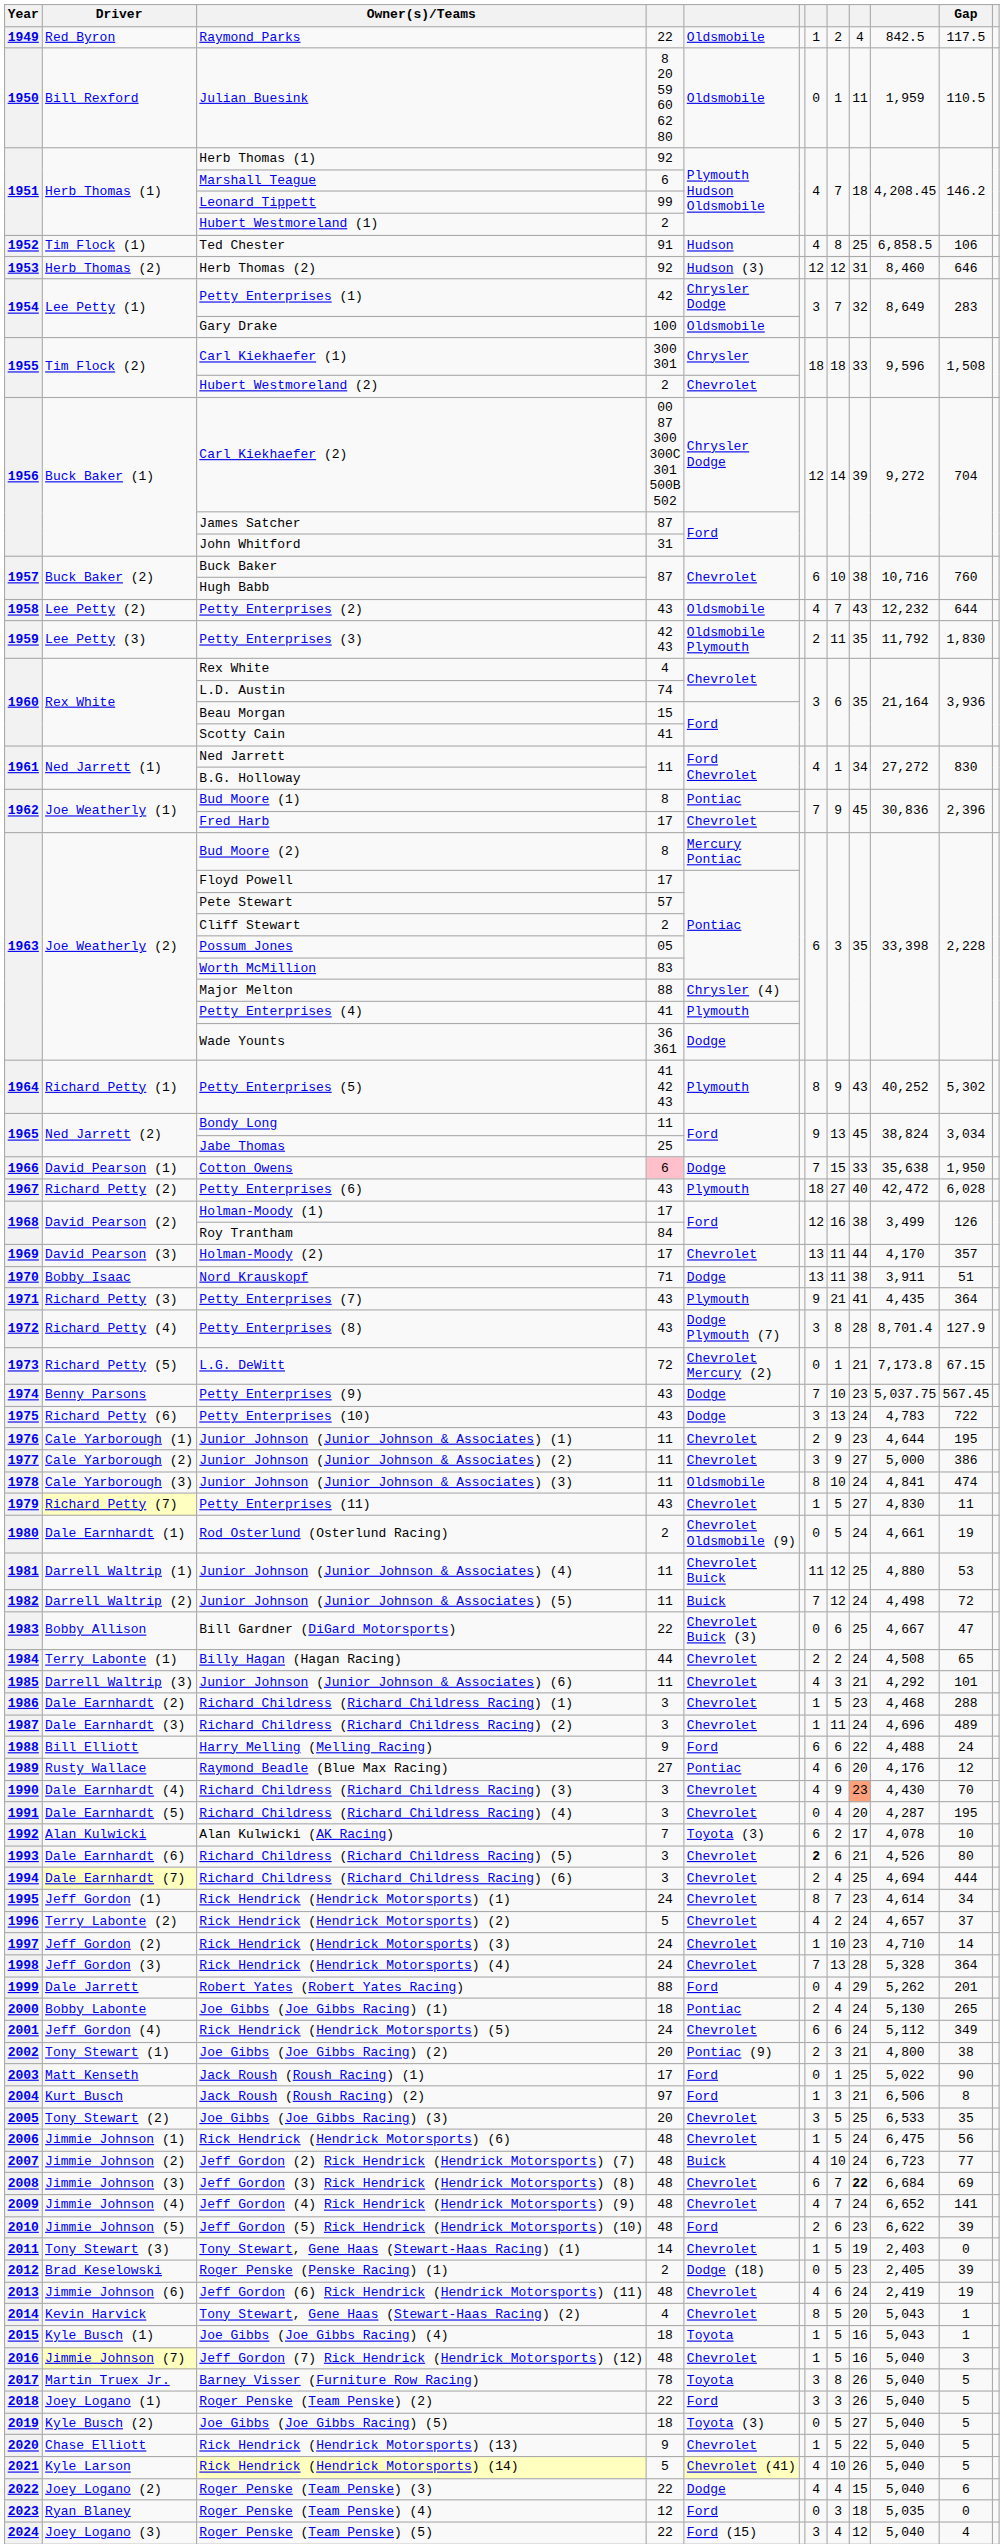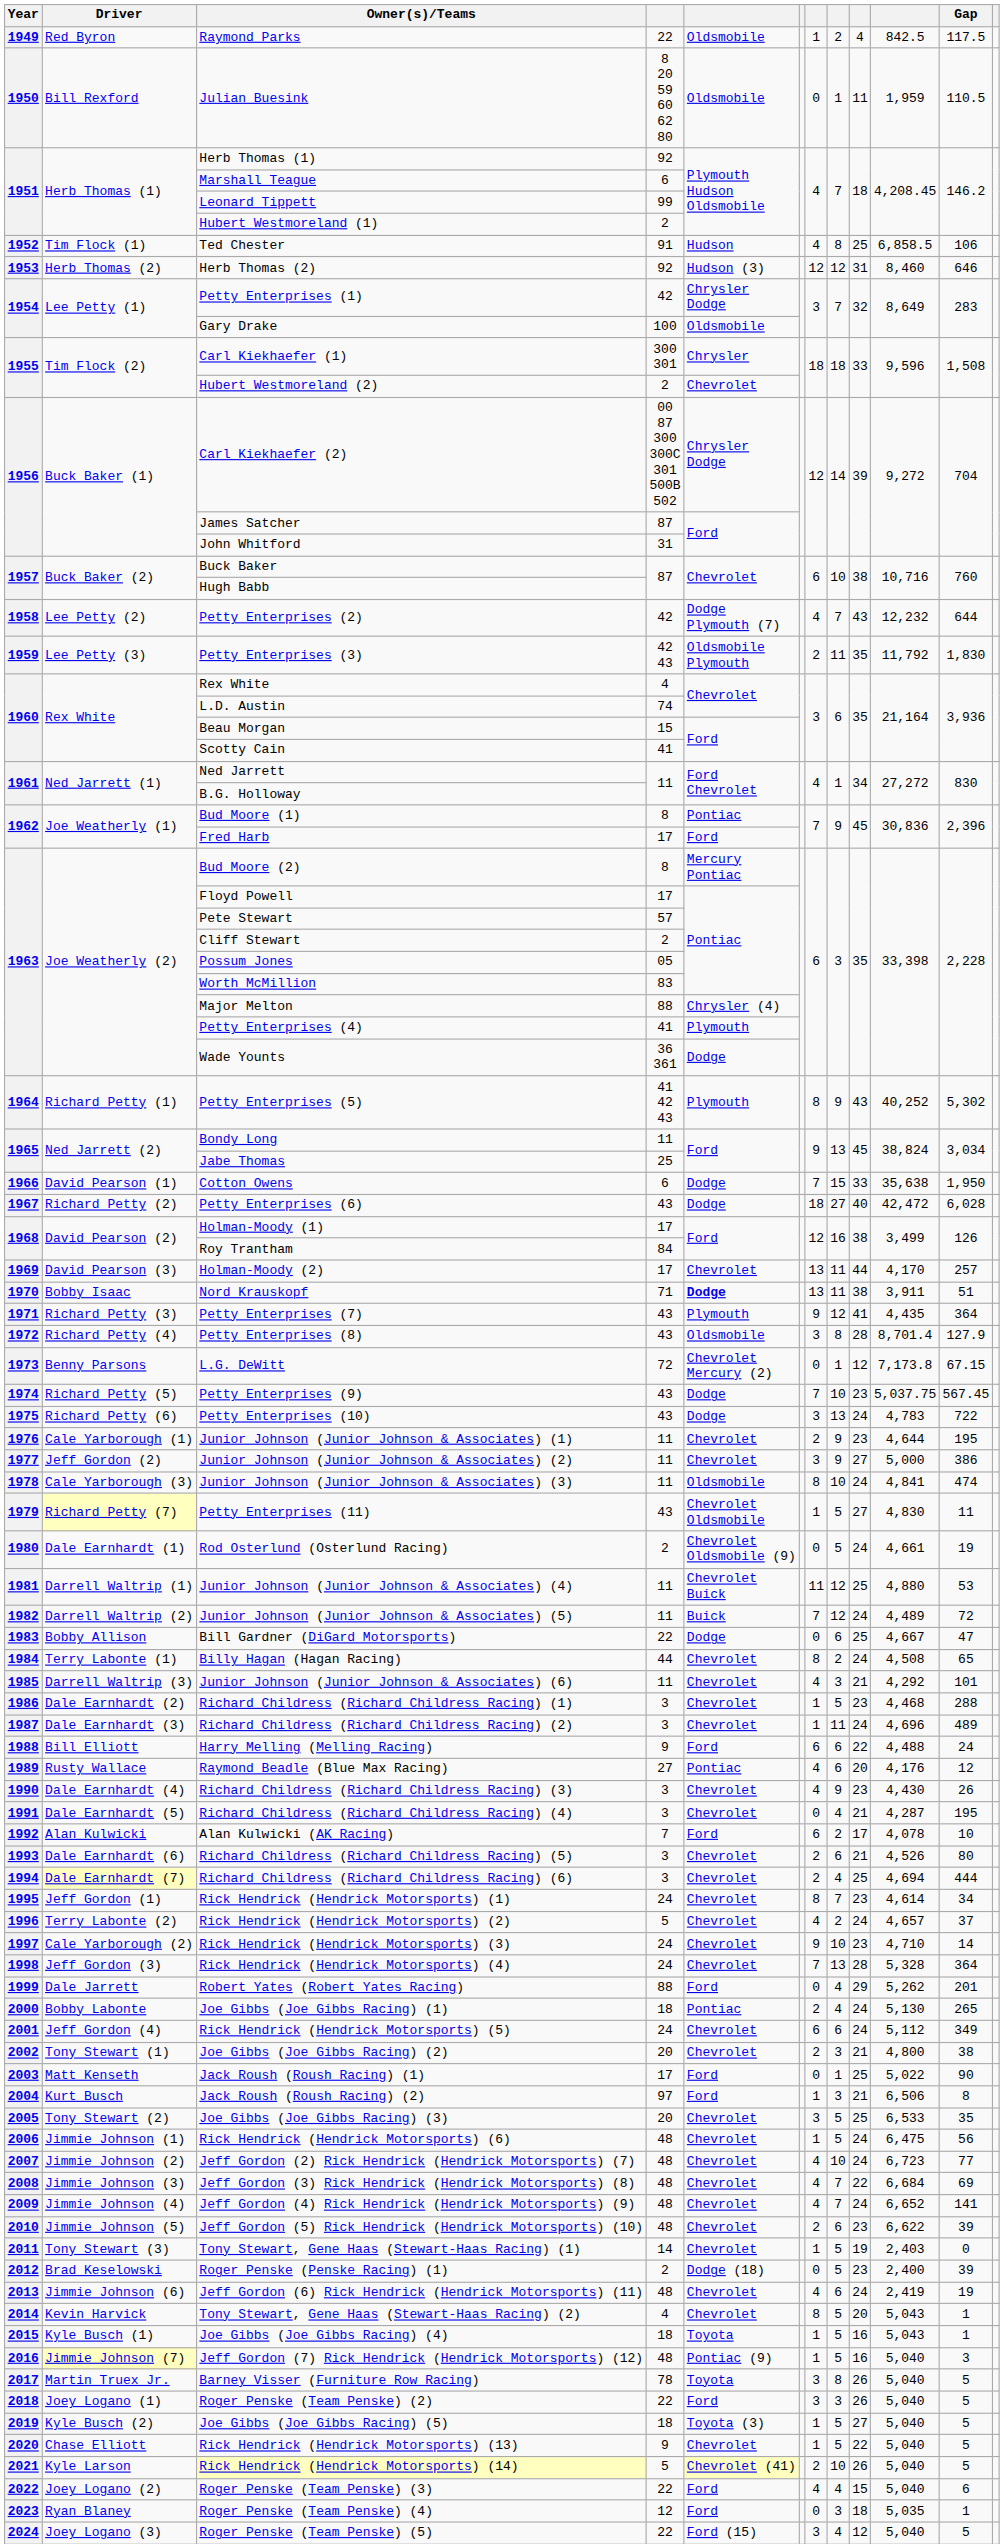(665, 610) 43 -> (665, 618) 42
(726, 610) Oldsmobile -> (734, 618) Dodge Plymouth (7)
(722, 822) Chevrolet -> (702, 837) Ford
(665, 1168) pink background -> (665, 1183) no background
(718, 1189) Plymouth -> (706, 1205) Dodge
(966, 1255) 357 -> (966, 1270) 257
(706, 1277) normal -> (706, 1292) bold
(838, 1299) 21 -> (838, 1314) 12
(734, 1328) Dodge Plymouth (7) -> (726, 1336) Oldsmobile
(111, 1365) Richard Petty (5) -> (96, 1365) Benny Parsons
(860, 1365) 21 -> (860, 1365) 12
(96, 1395) Benny Parsons -> (111, 1395) Richard Petty (5)
(119, 1461) Cale Yarborough (2) -> (104, 1461) Jeff Gordon (2)
(722, 1504) Chevrolet -> (726, 1512) Chevrolet Oldsmobile
(905, 1601) 4,498 -> (905, 1616) 4,489
(722, 1630) Chevrolet Buick (3) -> (706, 1638) Dodge
(816, 1660) 2 -> (816, 1660) 8
(860, 1791) lightsalmon background -> (860, 1791) no background
(966, 1791) 70 -> (966, 1791) 26
(860, 1813) 20 -> (860, 1813) 21
(726, 1834) Toyota (3) -> (702, 1834) Ford
(816, 1856) bold -> (816, 1856) normal
(104, 1943) Jeff Gordon (2) -> (119, 1943) Cale Yarborough (2)
(816, 1943) 1 -> (816, 1943) 9
(730, 2053) Pontiac (9) -> (722, 2053) Chevrolet
(706, 2162) Buick -> (722, 2162) Chevrolet
(816, 2184) 6 -> (816, 2184) 4
(860, 2184) bold -> (860, 2184) normal
(702, 2227) Ford -> (722, 2227) Chevrolet
(905, 2271) 2,405 -> (905, 2271) 2,400
(722, 2358) Chevrolet -> (730, 2358) Pontiac (9)
(816, 2424) 0 -> (816, 2424) 1
(816, 2467) 4 -> (816, 2467) 2
(706, 2489) Dodge -> (702, 2489) Ford
(966, 2511) 0 -> (966, 2511) 1
(966, 2533) 4 -> (966, 2533) 5
